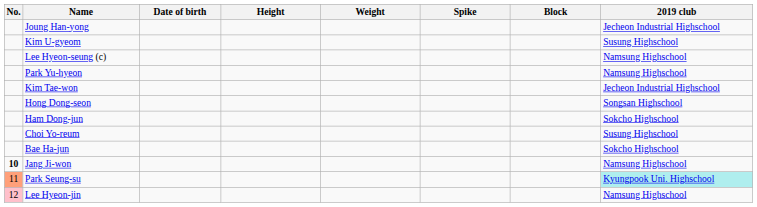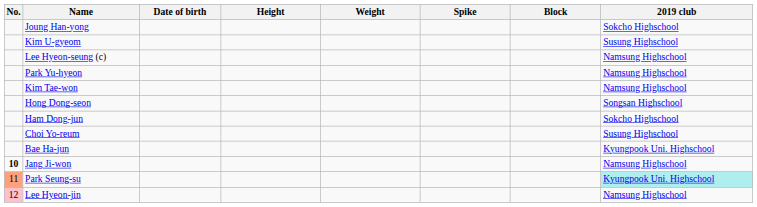(662, 27) Jecheon Industrial Highschool -> (641, 27) Sokcho Highschool
(662, 88) Jecheon Industrial Highschool -> (645, 88) Namsung Highschool
(641, 149) Sokcho Highschool -> (659, 149) Kyungpook Uni. Highschool
